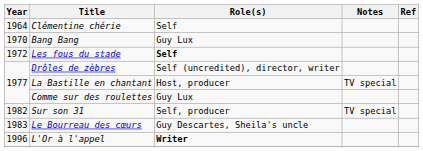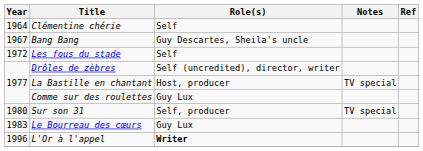(17, 40) 1970 -> (17, 40) 1967
(175, 40) Guy Lux -> (232, 40) Guy Descartes, Sheila's uncle
(167, 54) bold -> (167, 54) normal
(17, 111) 1982 -> (17, 111) 1980
(232, 125) Guy Descartes, Sheila's uncle -> (175, 125) Guy Lux
